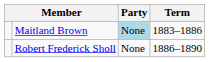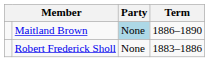(177, 30) 1883–1886 -> (177, 30) 1886–1890
(177, 48) 1886–1890 -> (177, 48) 1883–1886
